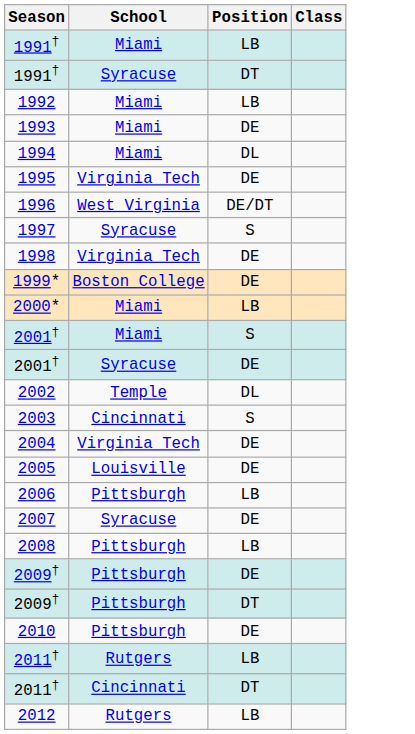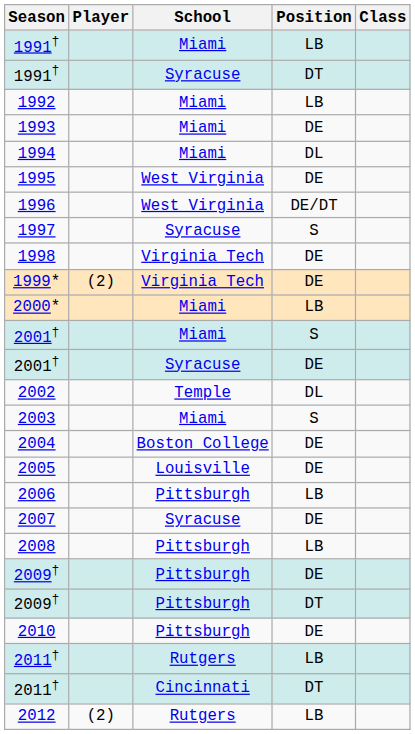+ column: (101, 17)
(139, 179) Virginia Tech -> (203, 179) West Virginia
(139, 282) Boston College -> (203, 282) Virginia Tech
(139, 418) Cincinnati -> (203, 418) Miami
(139, 444) Virginia Tech -> (203, 444) Boston College
